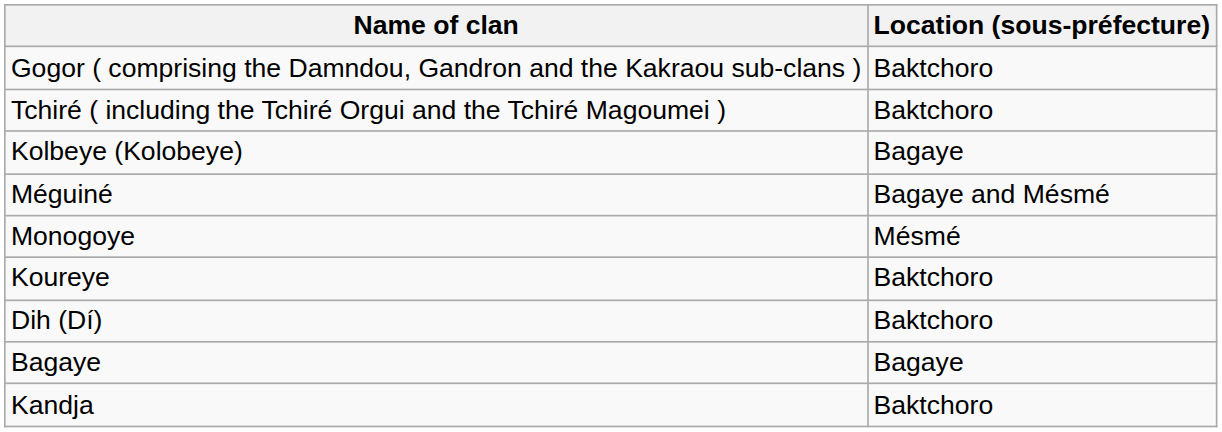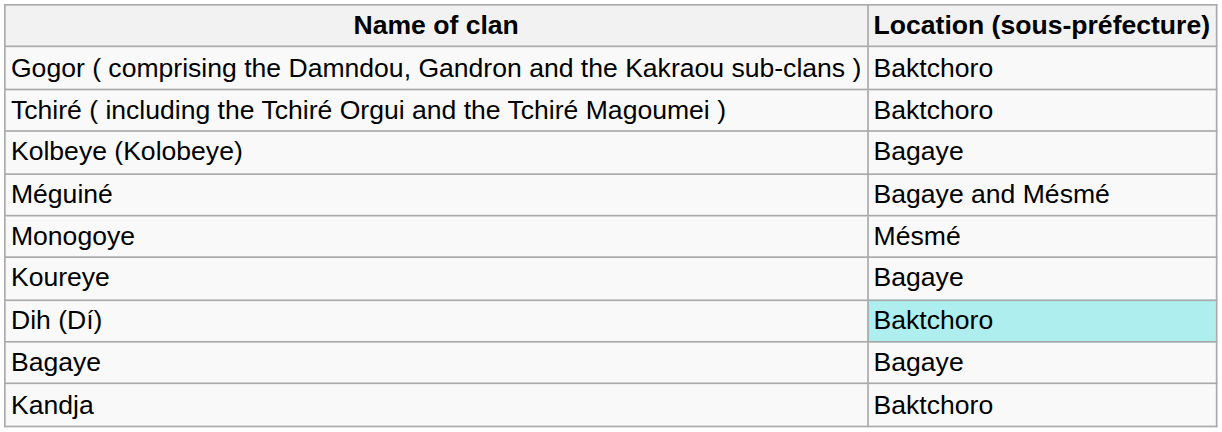(933, 278) Baktchoro -> (919, 278) Bagaye
(933, 320) no background -> (933, 320) paleturquoise background
